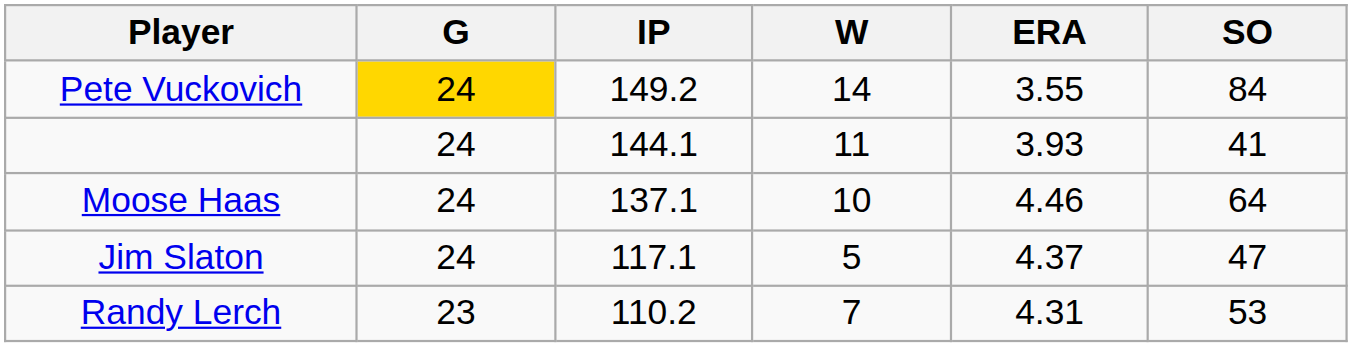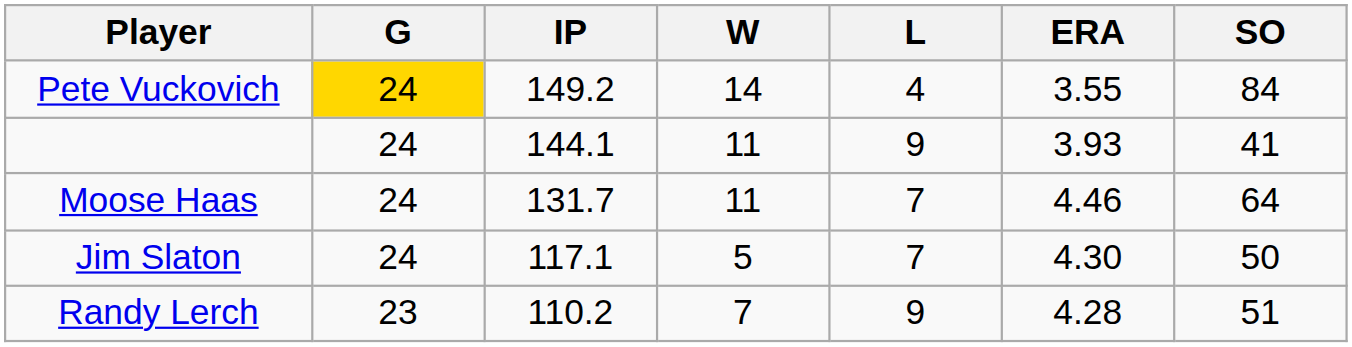+ column: (915, 32)
(654, 200) 137.1 -> (570, 200) 131.7
(852, 200) 10 -> (743, 200) 11
(1050, 256) 4.37 -> (1088, 256) 4.30
(1248, 256) 47 -> (1260, 256) 50
(1050, 312) 4.31 -> (1088, 312) 4.28
(1248, 312) 53 -> (1260, 312) 51
